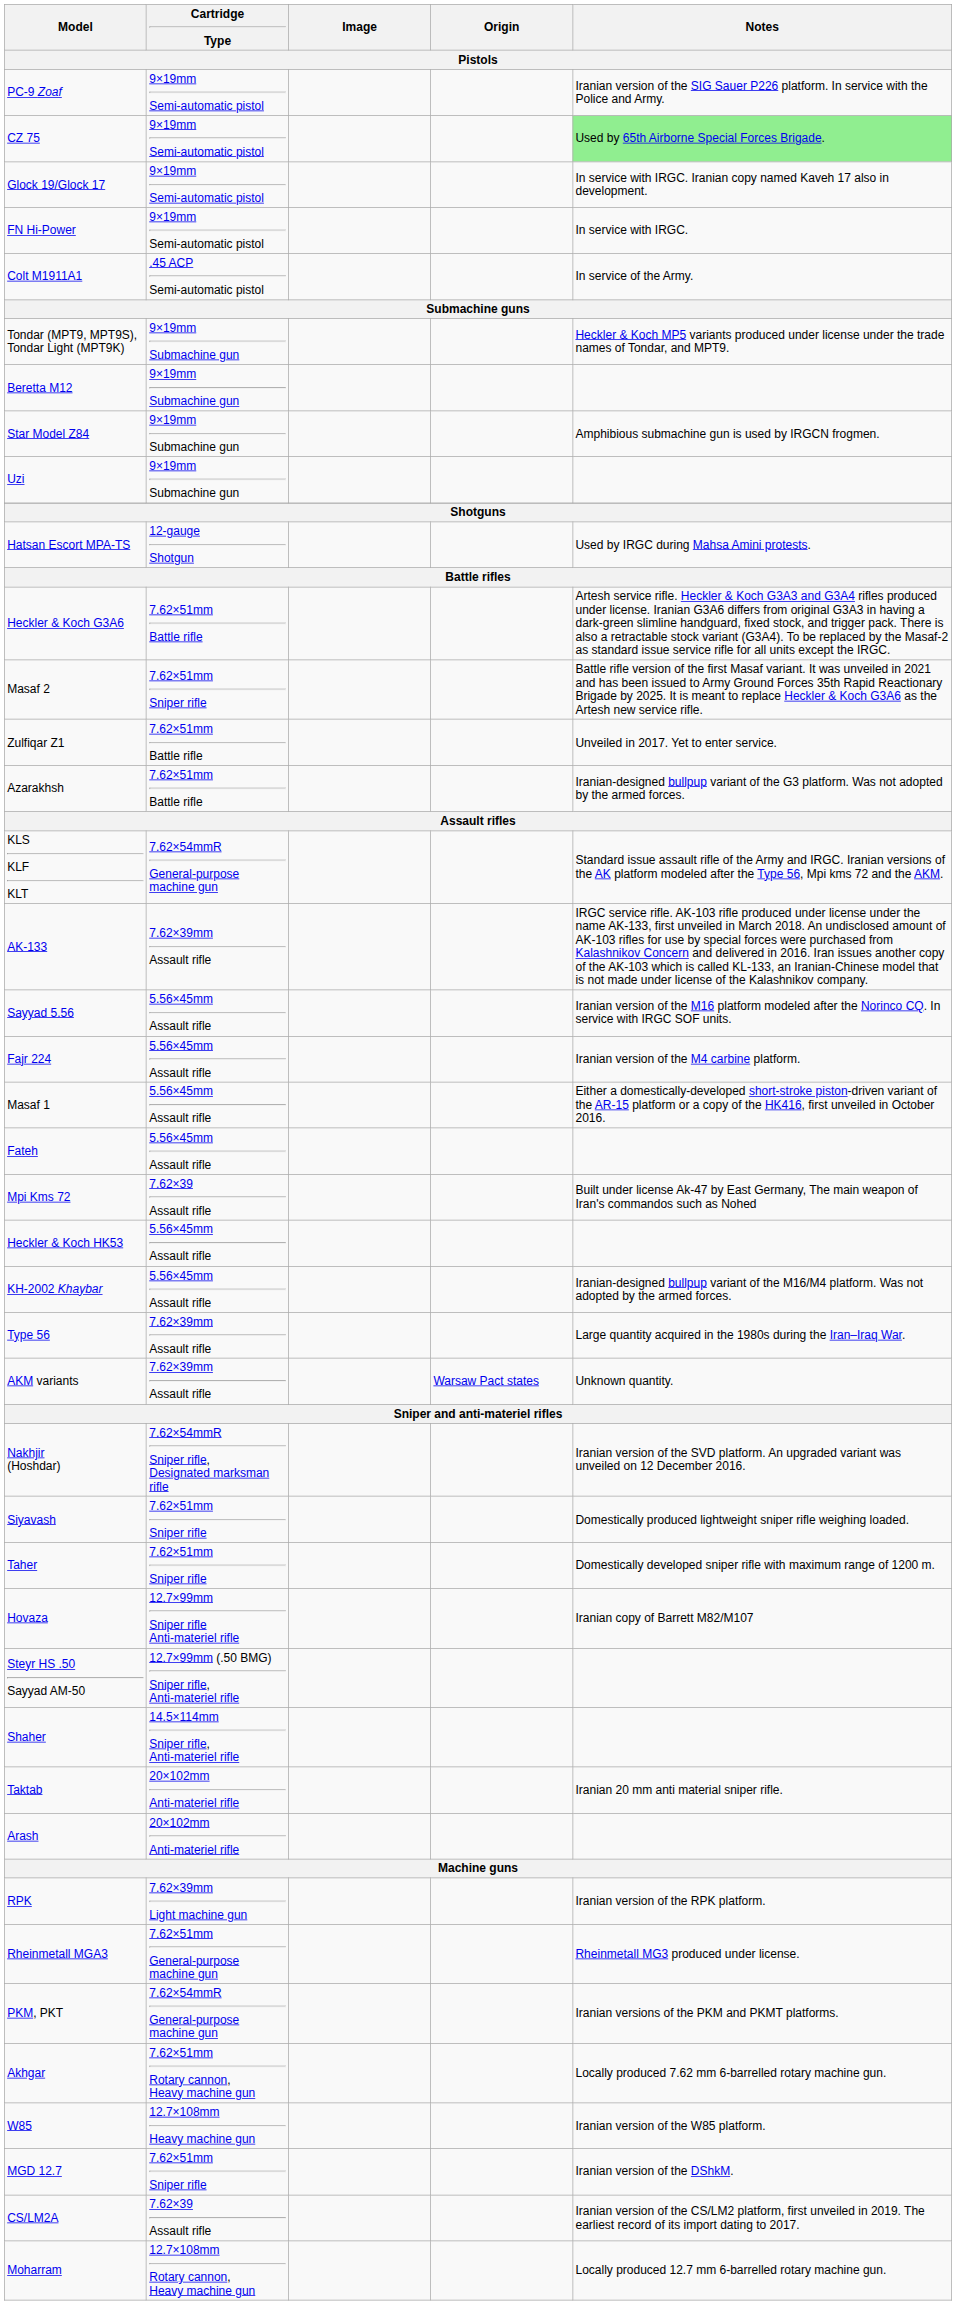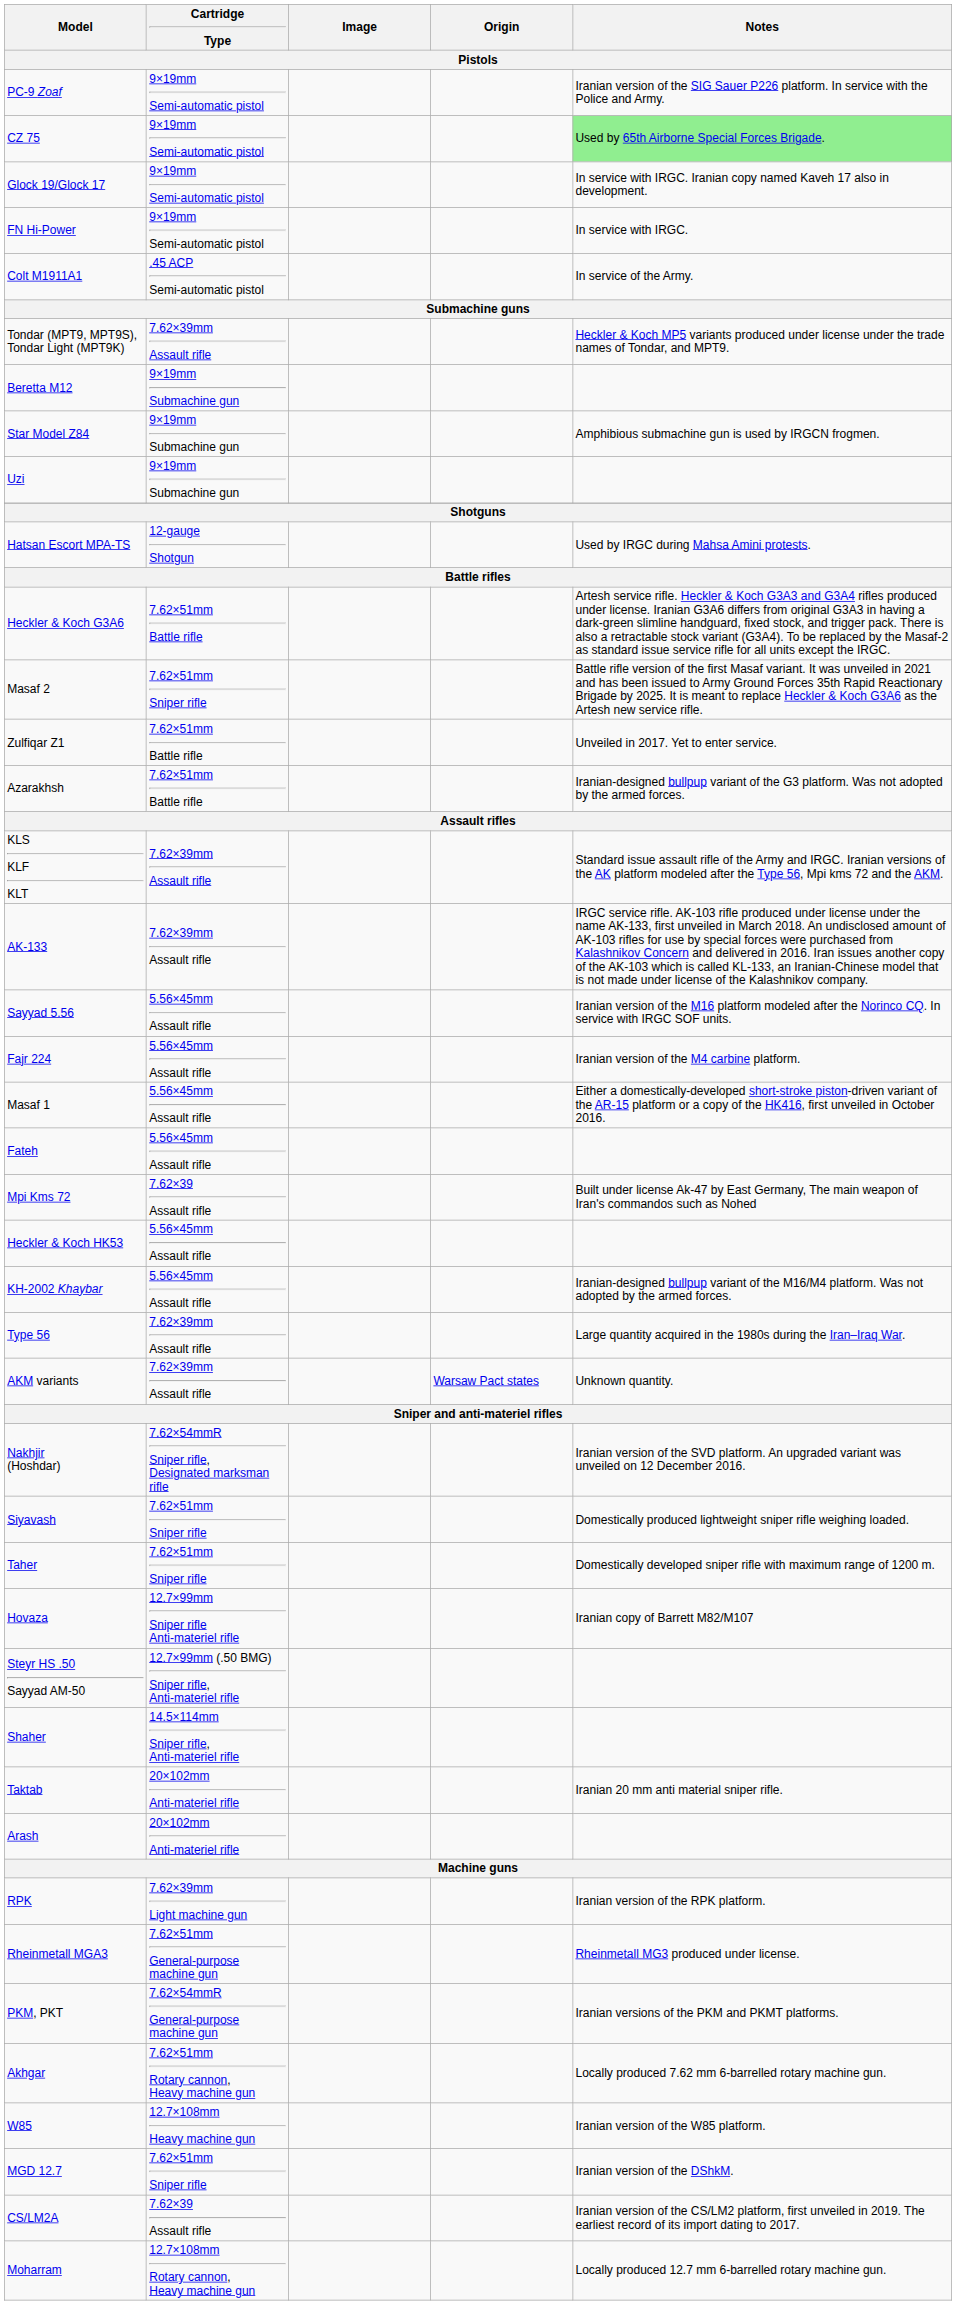(217, 341) 9×19mm Submachine gun -> (217, 341) 7.62×39mm Assault rifle
(217, 867) 7.62×54mmR General-purpose machine gun -> (217, 867) 7.62×39mm Assault rifle
